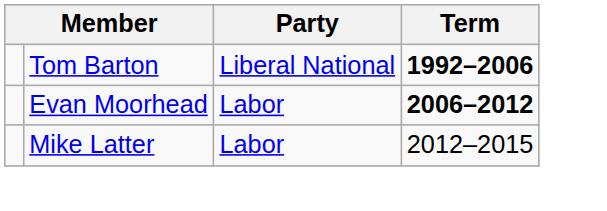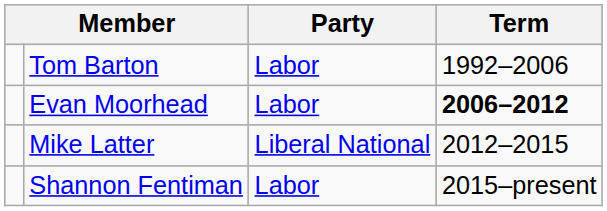(307, 64) Liberal National -> (287, 64) Labor
(470, 64) bold -> (505, 64) normal
(252, 144) Labor -> (342, 144) Liberal National
+ row: (136, 184)
